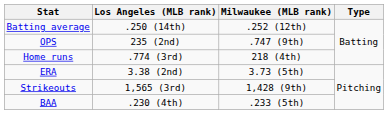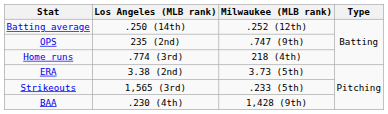(277, 87) 1,428 (9th) -> (277, 87) .233 (5th)
(277, 102) .233 (5th) -> (277, 102) 1,428 (9th)
